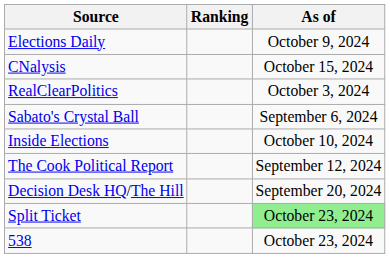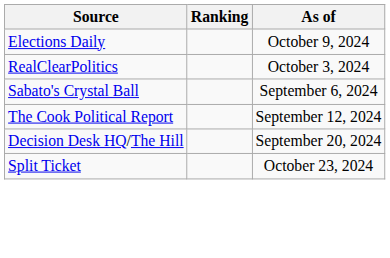- row: (37, 66)
- row: (58, 141)
(319, 215) lightgreen background -> (319, 166) no background
- row: (20, 240)
